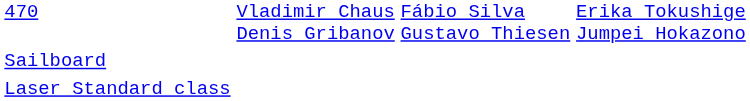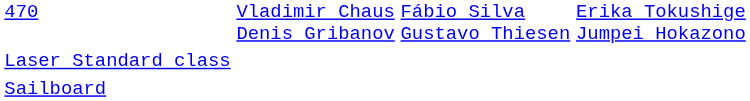rows swapped: (55, 61) <-> (117, 89)
